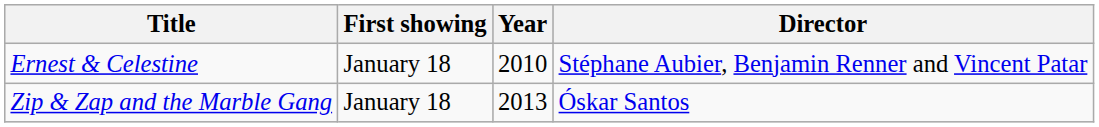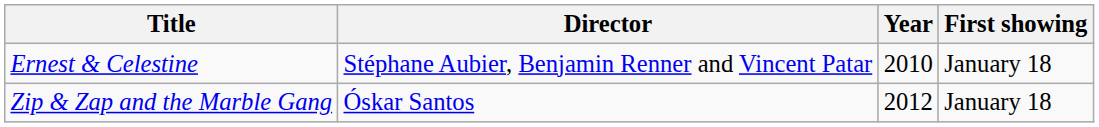columns swapped: (823, 24) <-> (415, 24)
(523, 102) 2013 -> (908, 102) 2012
